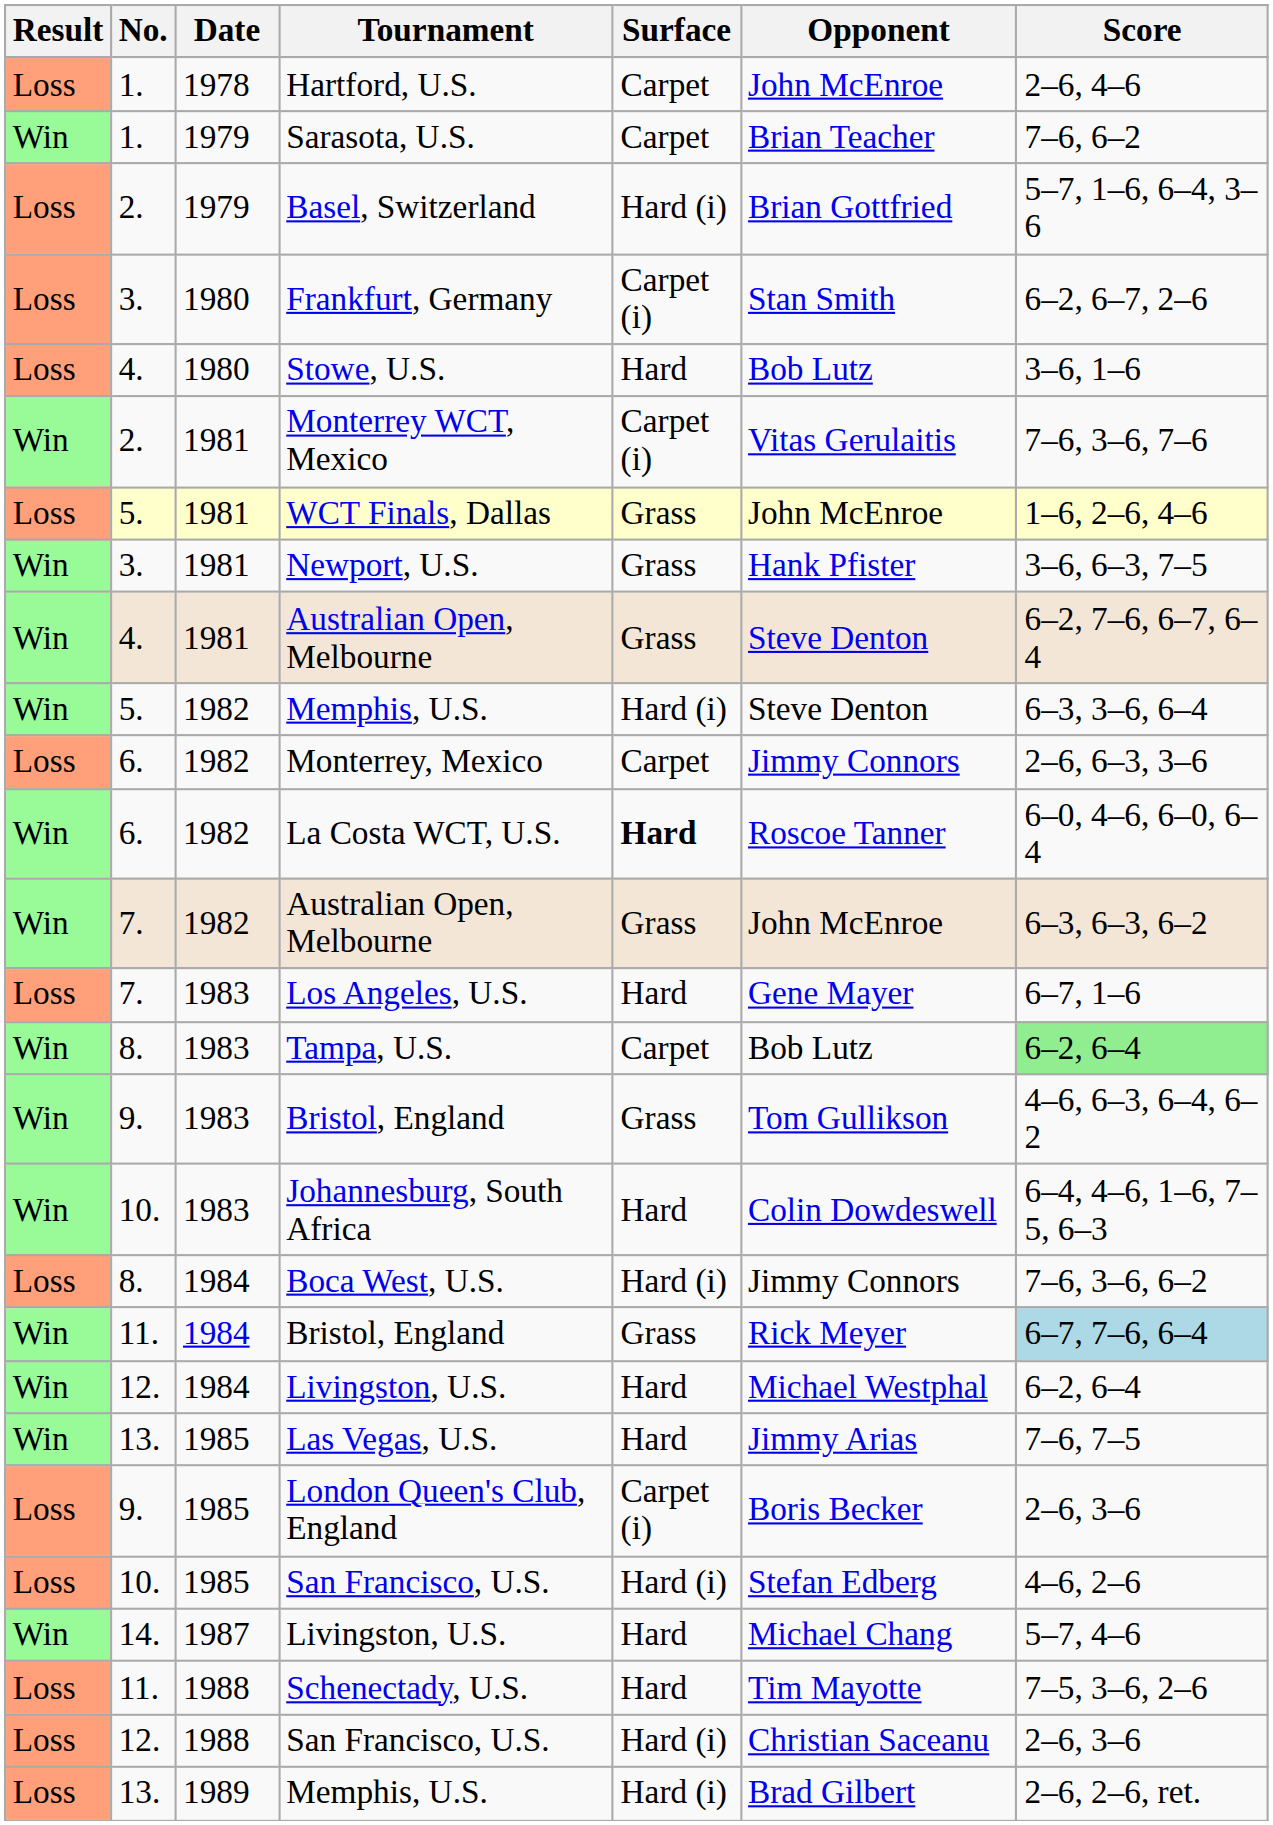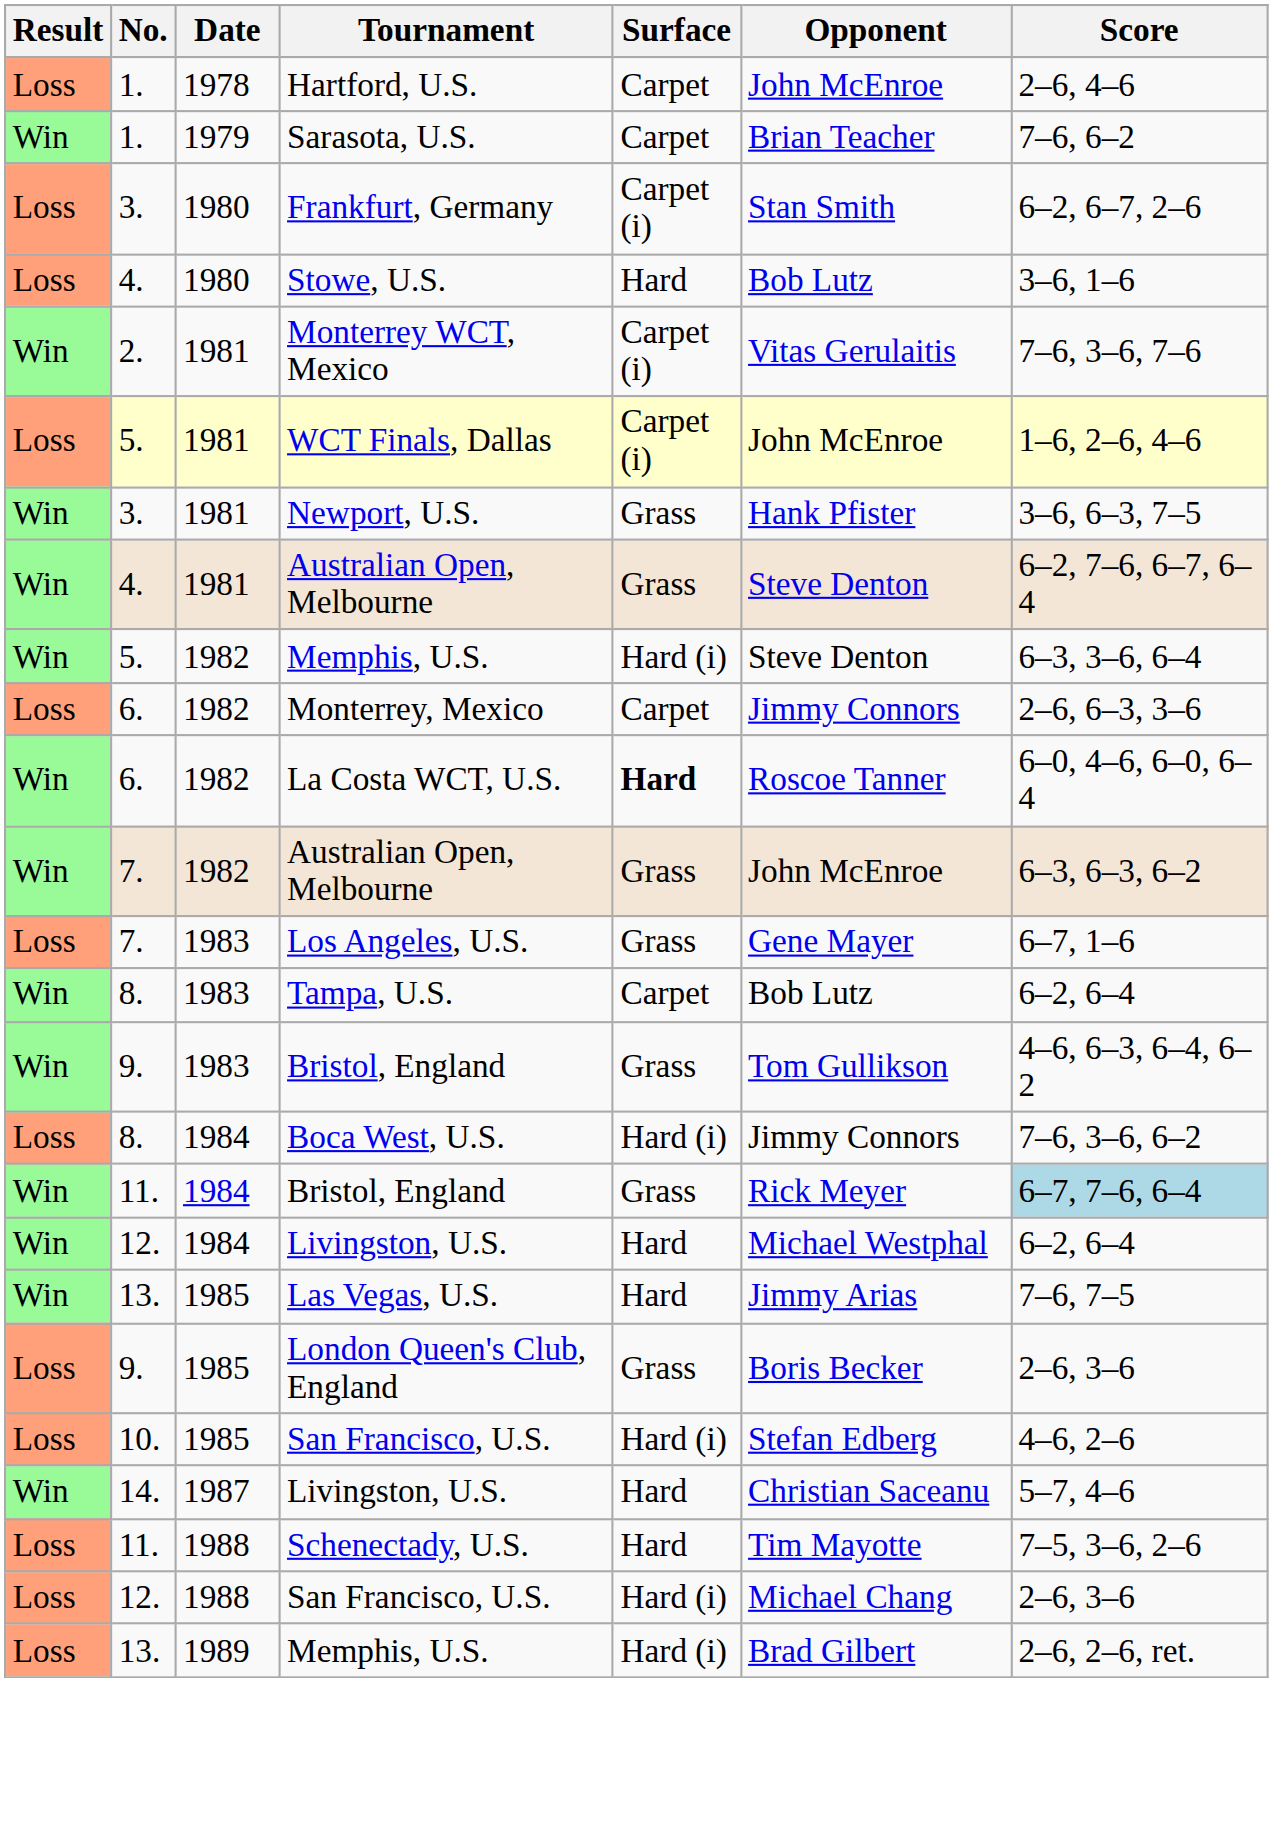- row: (131, 207)
(658, 512) Grass -> (665, 441) Carpet (i)
(654, 994) Hard -> (658, 941) Grass
(1083, 1047) lightgreen background -> (1077, 994) no background
- row: (139, 1208)
(665, 1510) Carpet (i) -> (658, 1367) Grass
(850, 1634) Michael Chang -> (869, 1491) Christian Saceanu
(869, 1740) Christian Saceanu -> (850, 1597) Michael Chang
